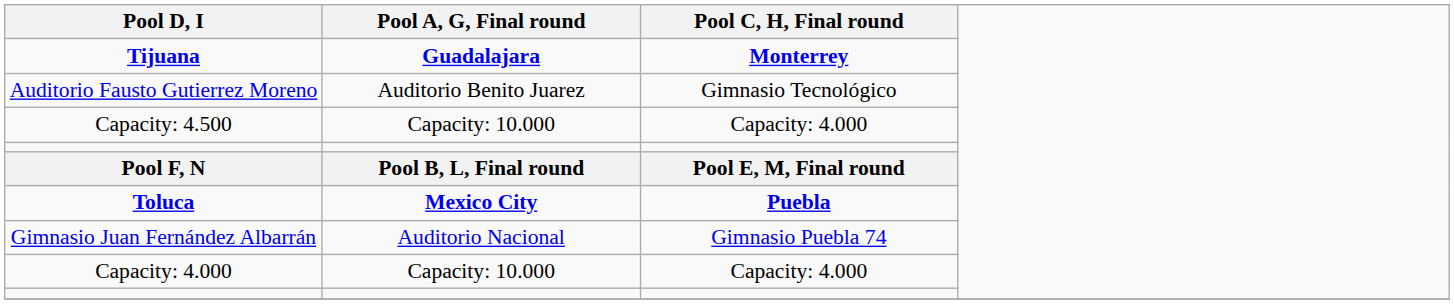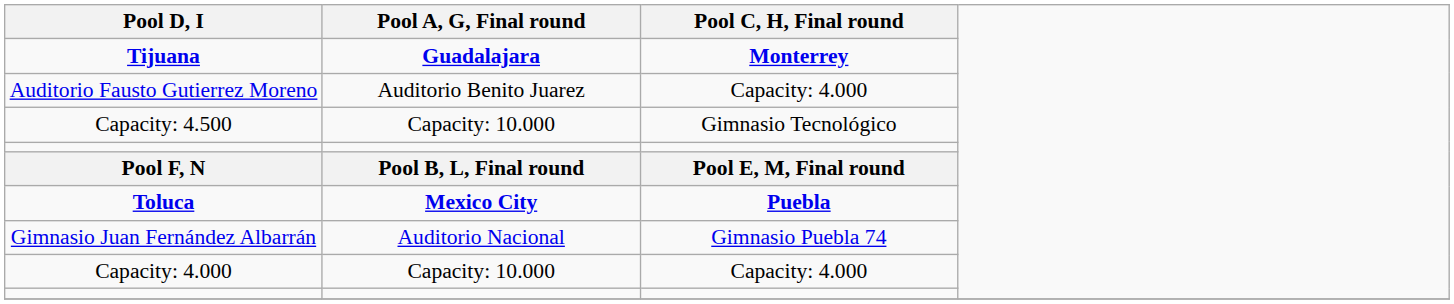(799, 90) Gimnasio Tecnológico -> (799, 90) Capacity: 4.000
(799, 124) Capacity: 4.000 -> (799, 124) Gimnasio Tecnológico
